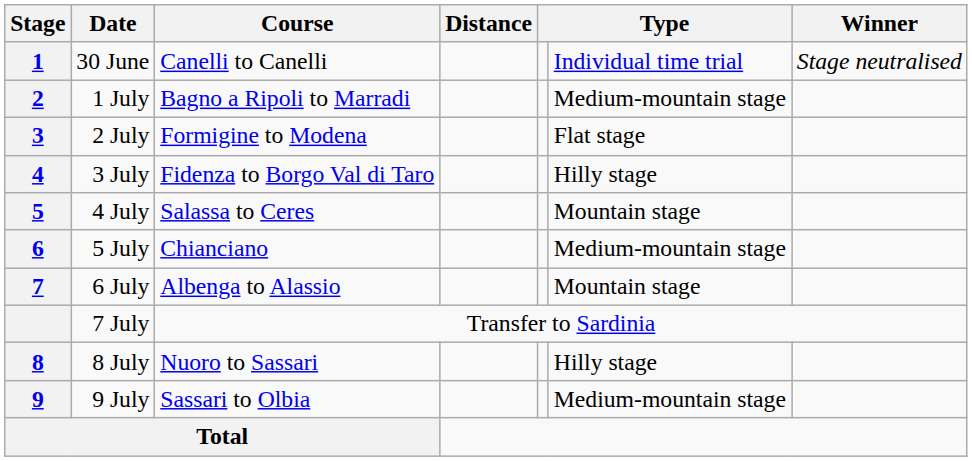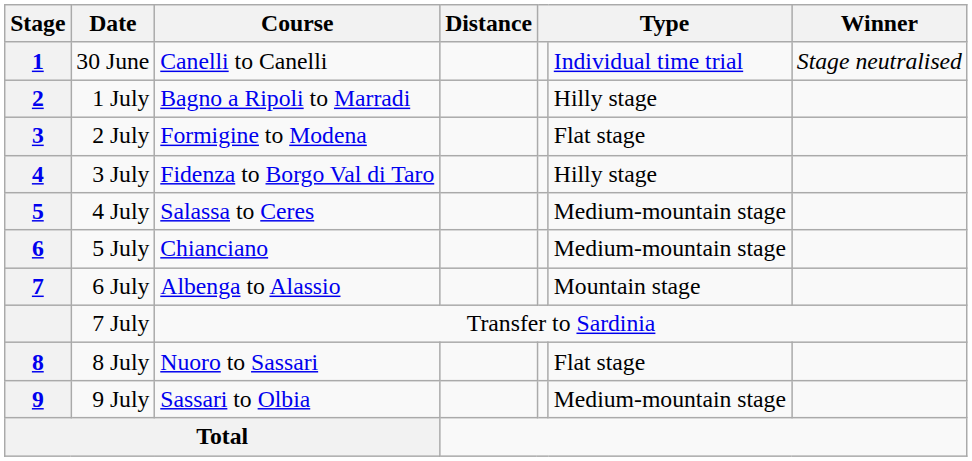(670, 98) Medium-mountain stage -> (605, 98) Hilly stage
(627, 211) Mountain stage -> (670, 211) Medium-mountain stage
(605, 361) Hilly stage -> (600, 361) Flat stage
